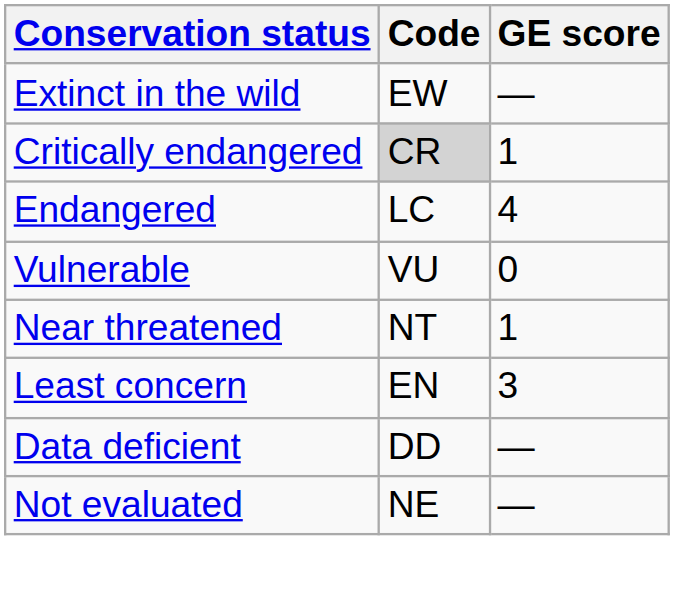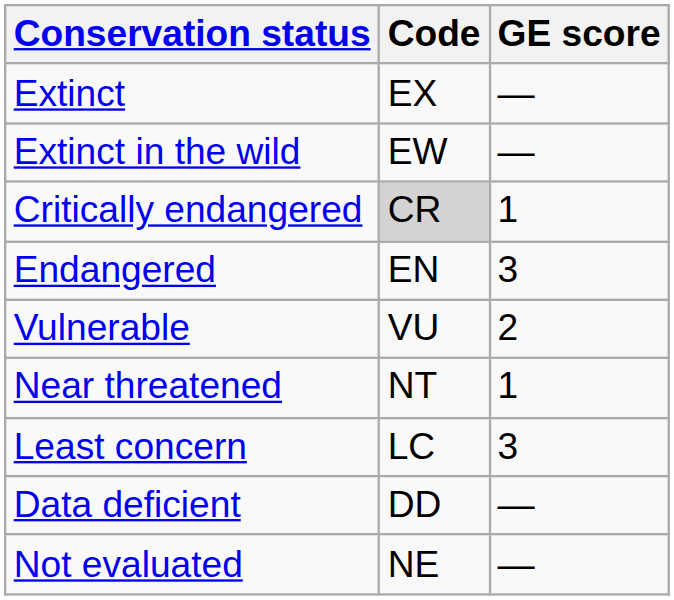+ row: (69, 92)
(411, 210) LC -> (413, 269) EN
(508, 210) 4 -> (508, 269) 3
(508, 269) 0 -> (508, 328) 2
(413, 387) EN -> (411, 446) LC
